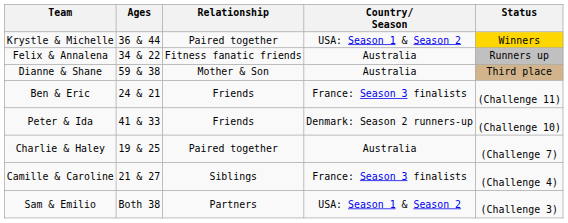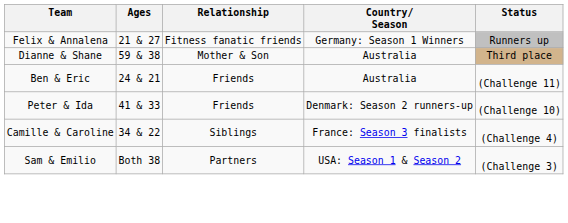- row: (60, 40)
(139, 56) 34 & 22 -> (139, 40) 21 & 27
(390, 56) Australia -> (390, 40) Germany: Season 1 Winners
(390, 94) France: Season 3 finalists -> (390, 78) Australia
- row: (60, 149)
(139, 176) 21 & 27 -> (139, 133) 34 & 22
